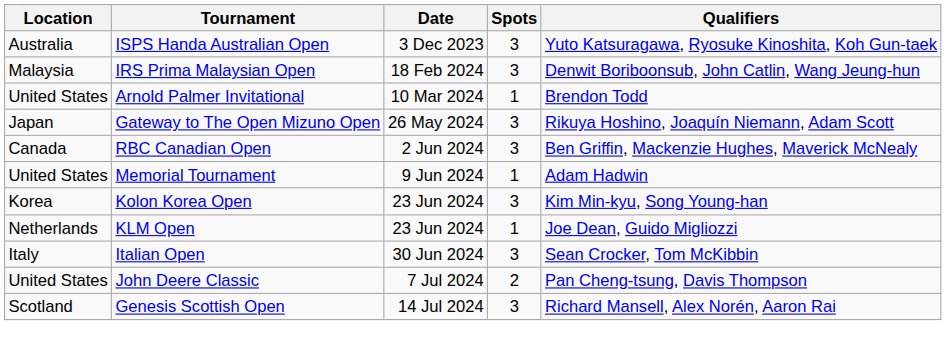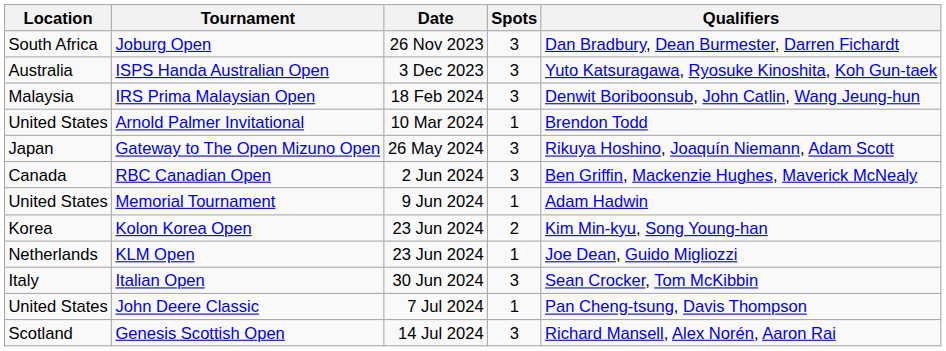+ row: (163, 44)
(514, 201) 3 -> (514, 228) 2
(514, 280) 2 -> (514, 306) 1
